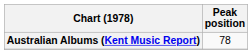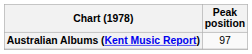(225, 40) 78 -> (225, 40) 97
